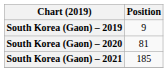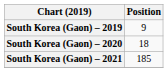(144, 43) 81 -> (144, 43) 18
